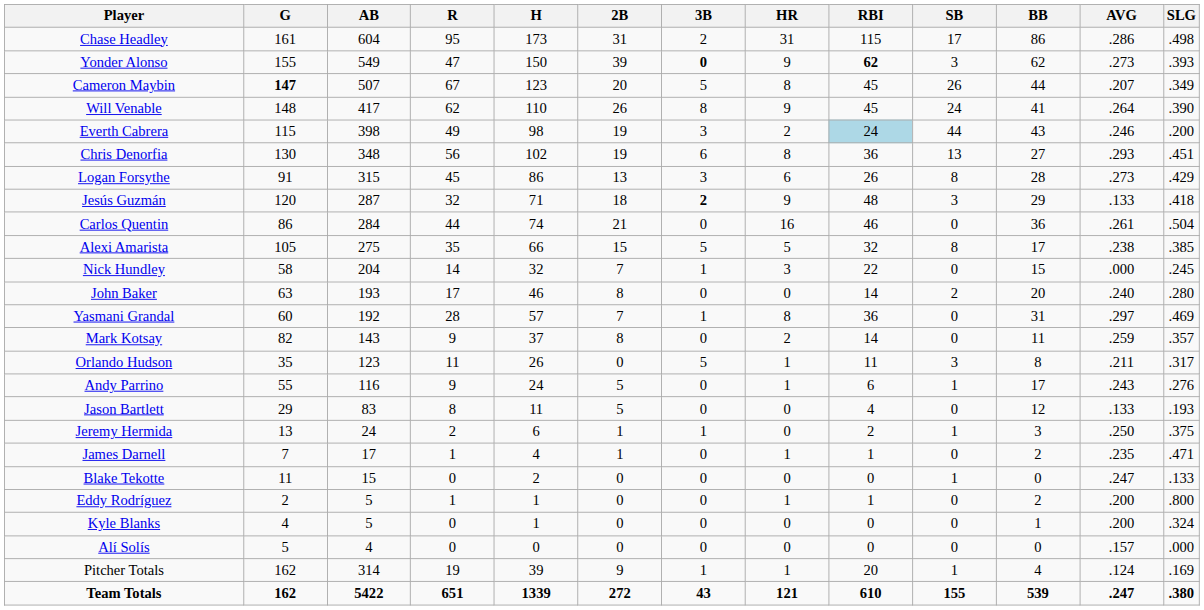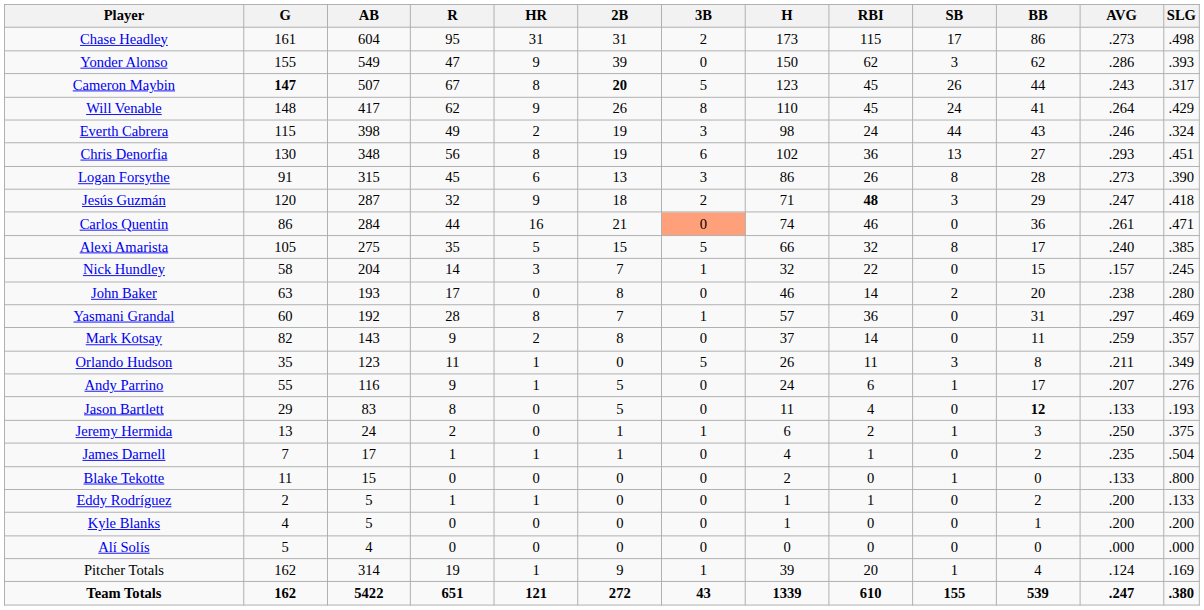columns swapped: (536, 16) <-> (787, 16)
(1122, 39) .286 -> (1122, 39) .273
(703, 62) bold -> (703, 62) normal
(871, 62) bold -> (871, 62) normal
(1122, 62) .273 -> (1122, 62) .286
(620, 85) normal -> (620, 85) bold
(1122, 85) .207 -> (1122, 85) .243
(1181, 85) .349 -> (1181, 85) .317
(1181, 108) .390 -> (1181, 108) .429
(871, 131) lightblue background -> (871, 131) no background
(1181, 131) .200 -> (1181, 131) .324
(1181, 177) .429 -> (1181, 177) .390
(703, 200) bold -> (703, 200) normal
(871, 200) normal -> (871, 200) bold
(1122, 200) .133 -> (1122, 200) .247
(703, 223) no background -> (703, 223) lightsalmon background
(1181, 223) .504 -> (1181, 223) .471
(1122, 246) .238 -> (1122, 246) .240
(1122, 270) .000 -> (1122, 270) .157
(1122, 293) .240 -> (1122, 293) .238
(1181, 362) .317 -> (1181, 362) .349
(1122, 385) .243 -> (1122, 385) .207
(1038, 408) normal -> (1038, 408) bold
(1181, 454) .471 -> (1181, 454) .504
(1122, 477) .247 -> (1122, 477) .133
(1181, 477) .133 -> (1181, 477) .800
(1181, 500) .800 -> (1181, 500) .133
(1181, 524) .324 -> (1181, 524) .200
(1122, 547) .157 -> (1122, 547) .000
